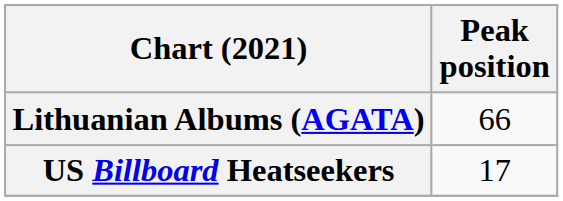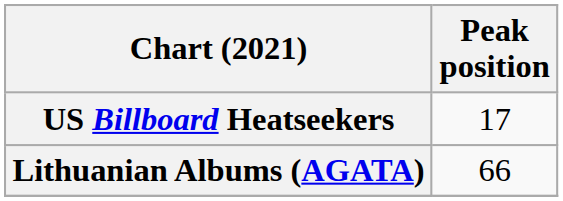rows swapped: (219, 118) <-> (219, 169)
